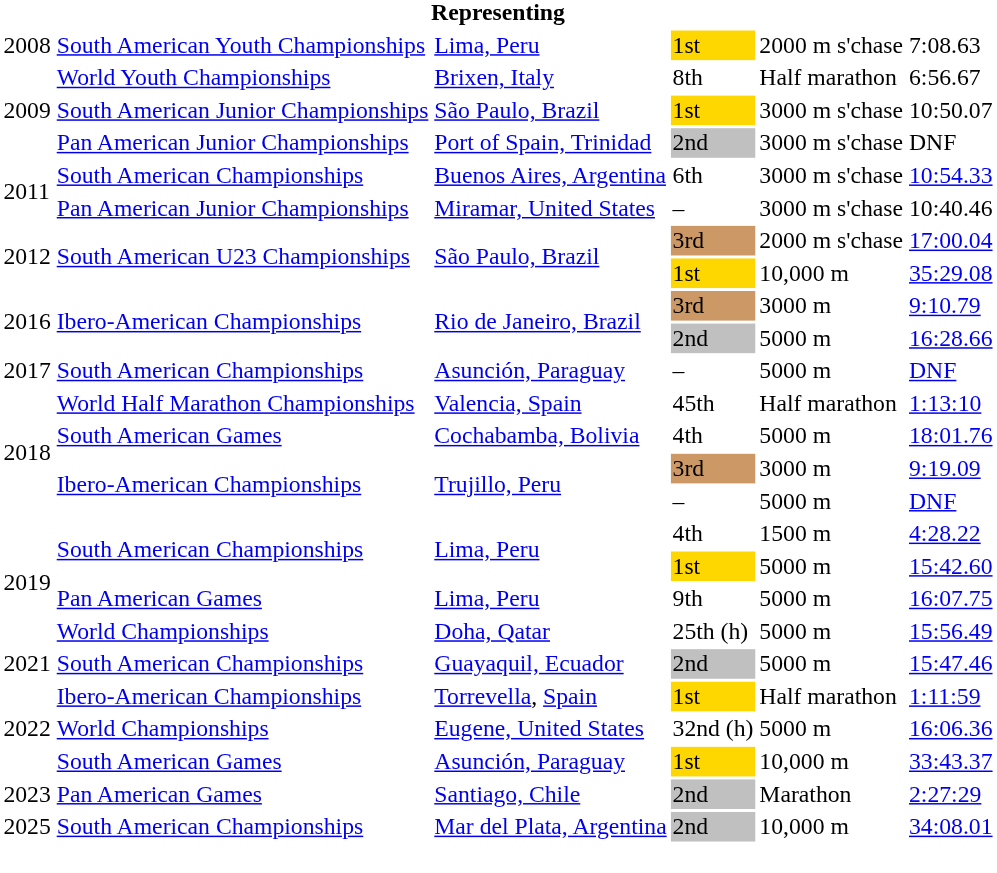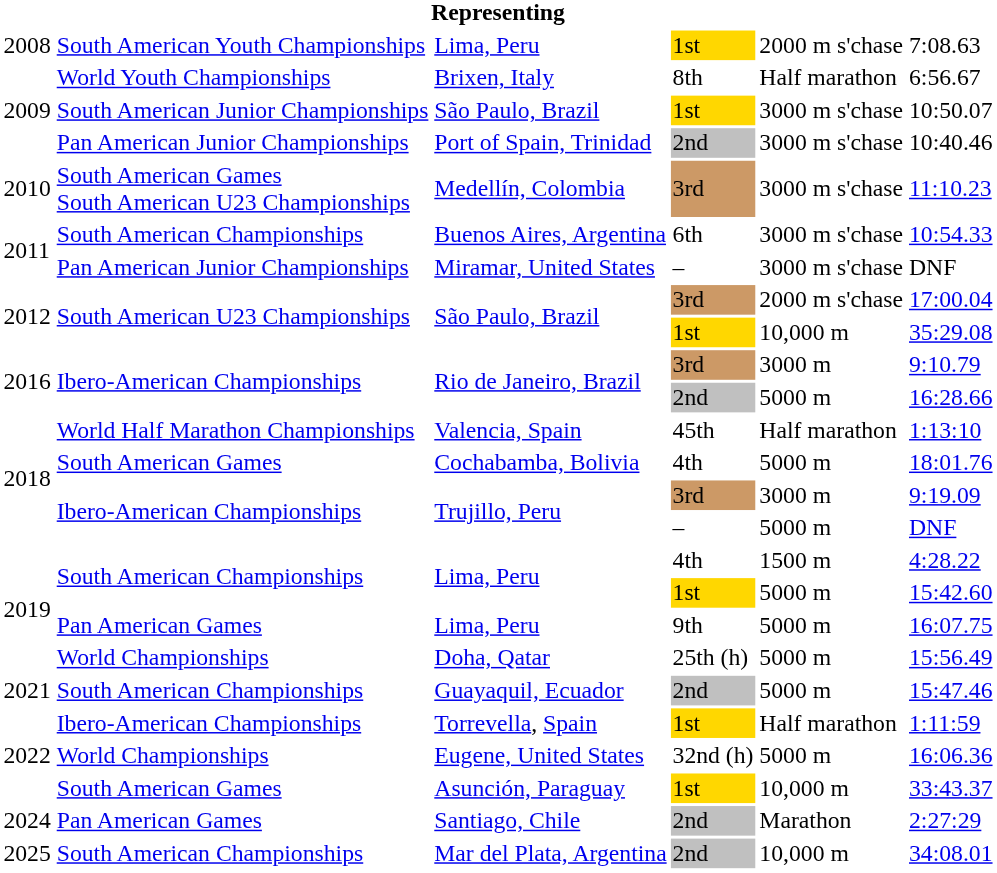(933, 142) DNF -> (951, 142) 10:40.46
+ row: (530, 188)
(951, 207) 10:40.46 -> (933, 267) DNF
- row: (530, 370)
(27, 793) 2023 -> (27, 820) 2024
